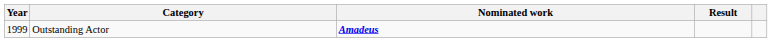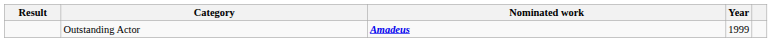columns swapped: (17, 12) <-> (723, 12)
